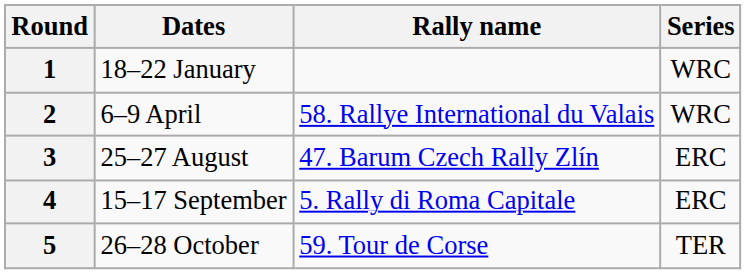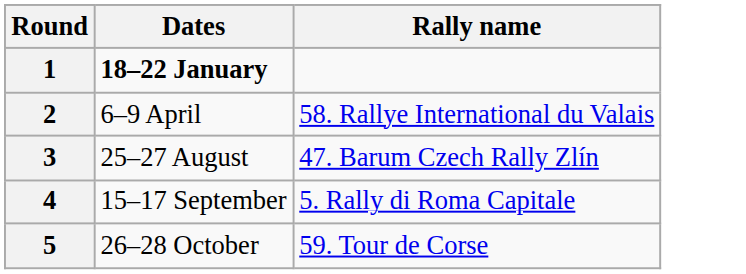- column: (701, 25)
(178, 69) normal -> (184, 69) bold
